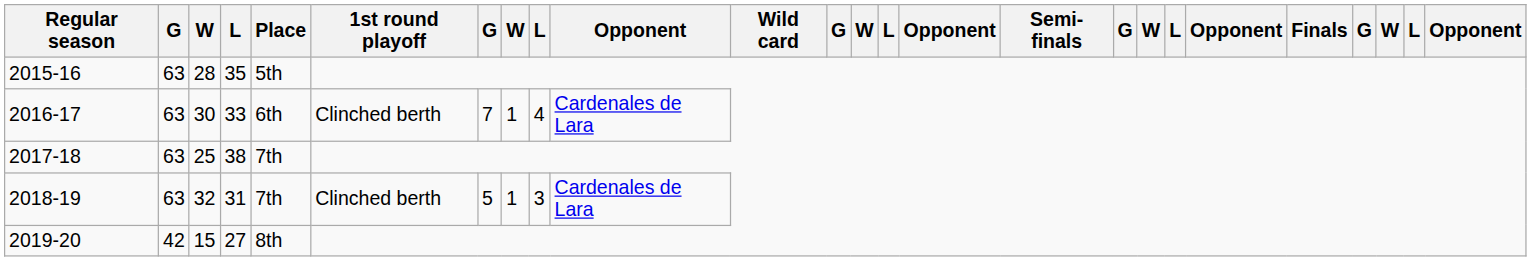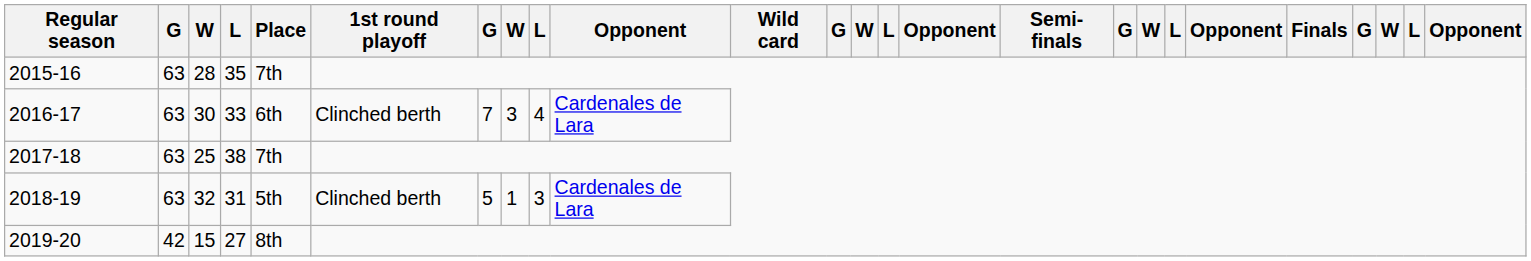(269, 72) 5th -> (269, 72) 7th
(512, 114) 1 -> (512, 114) 3
(269, 198) 7th -> (269, 198) 5th
